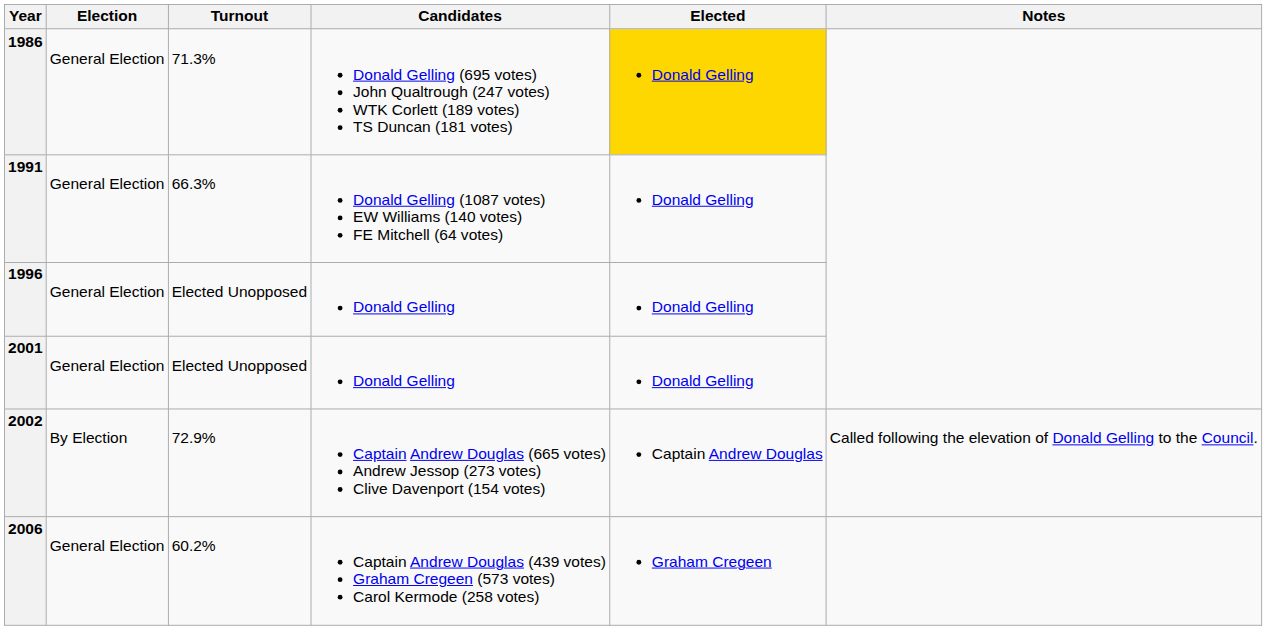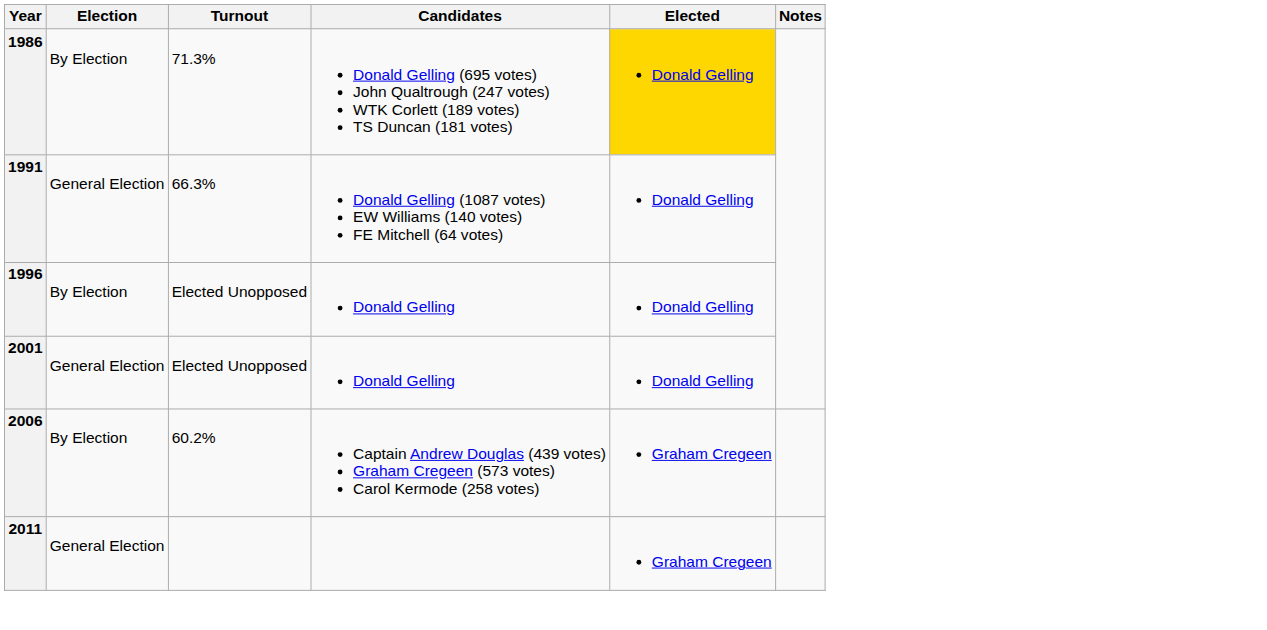(107, 58) General Election -> (89, 58) By Election
(107, 292) General Election -> (89, 292) By Election
- row: (25, 421)
(107, 546) General Election -> (89, 438) By Election
+ row: (25, 529)
